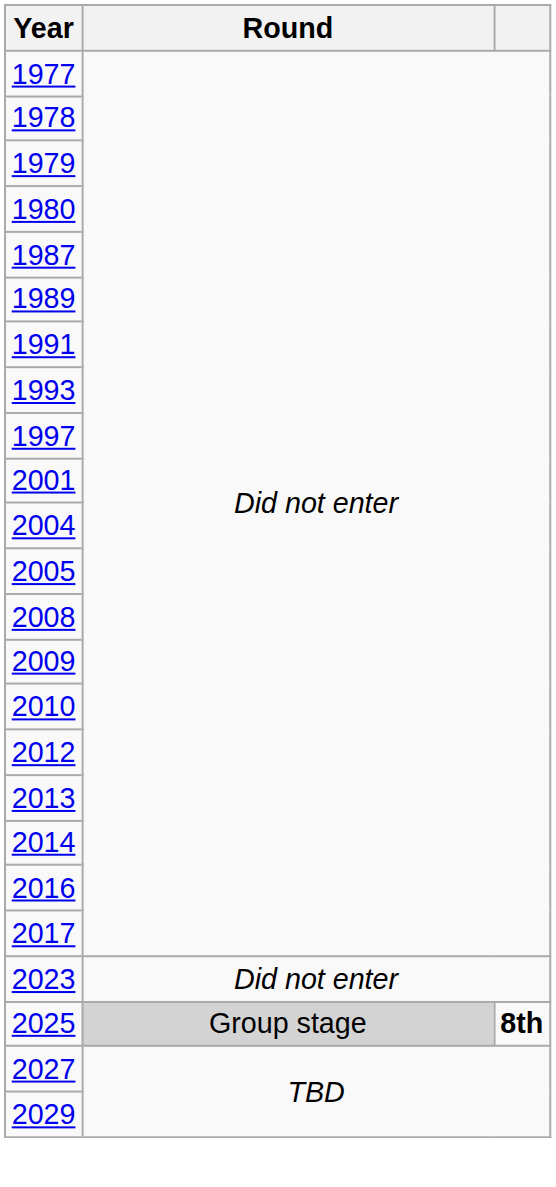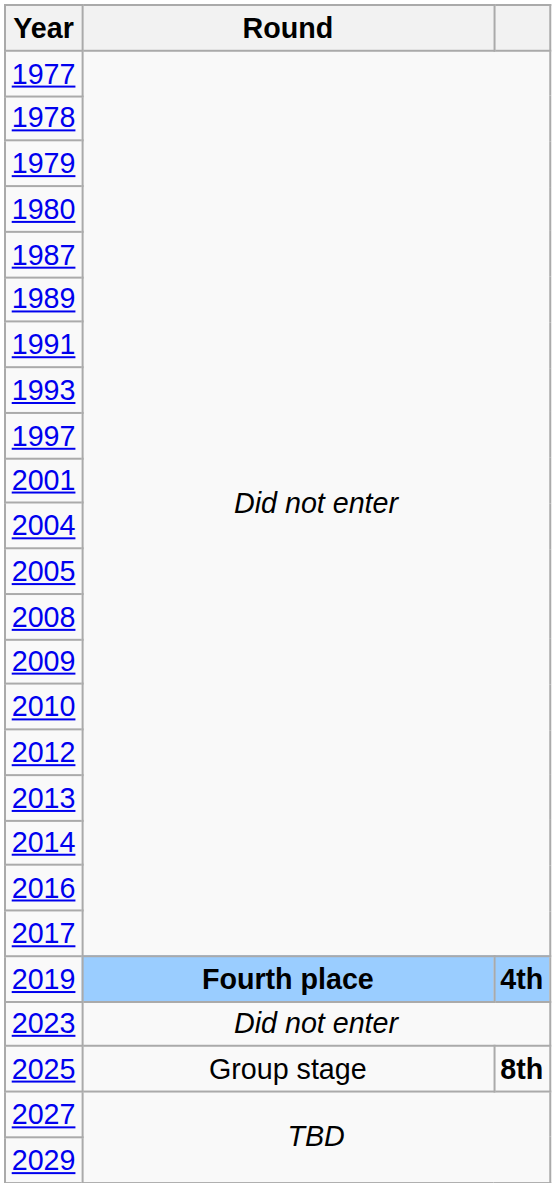+ row: (44, 979)
(288, 1024) lightgrey background -> (288, 1069) no background
